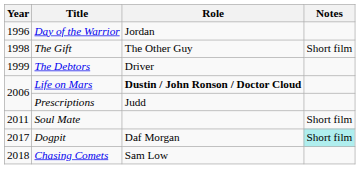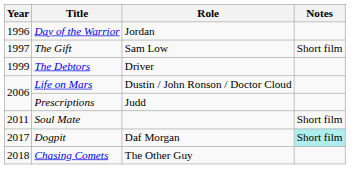(18, 48) 1998 -> (18, 48) 1997
(159, 48) The Other Guy -> (146, 48) Sam Low
(213, 84) bold -> (208, 84) normal
(146, 155) Sam Low -> (159, 155) The Other Guy
